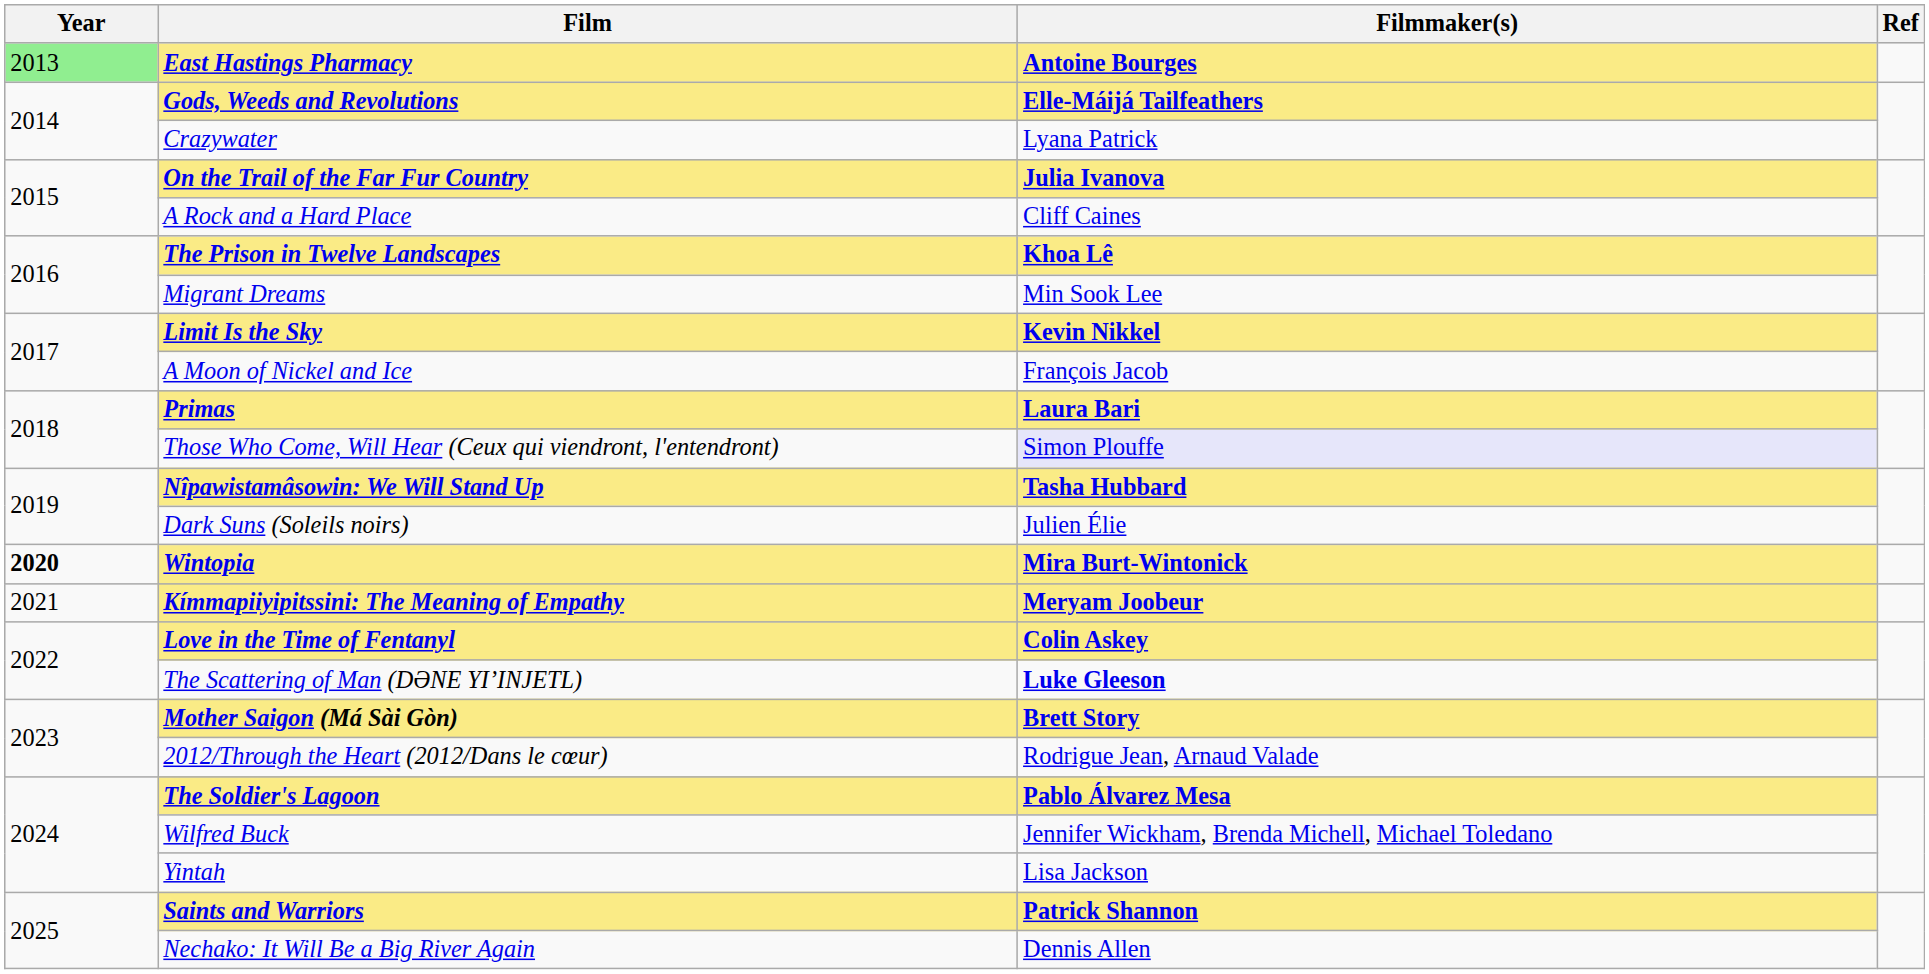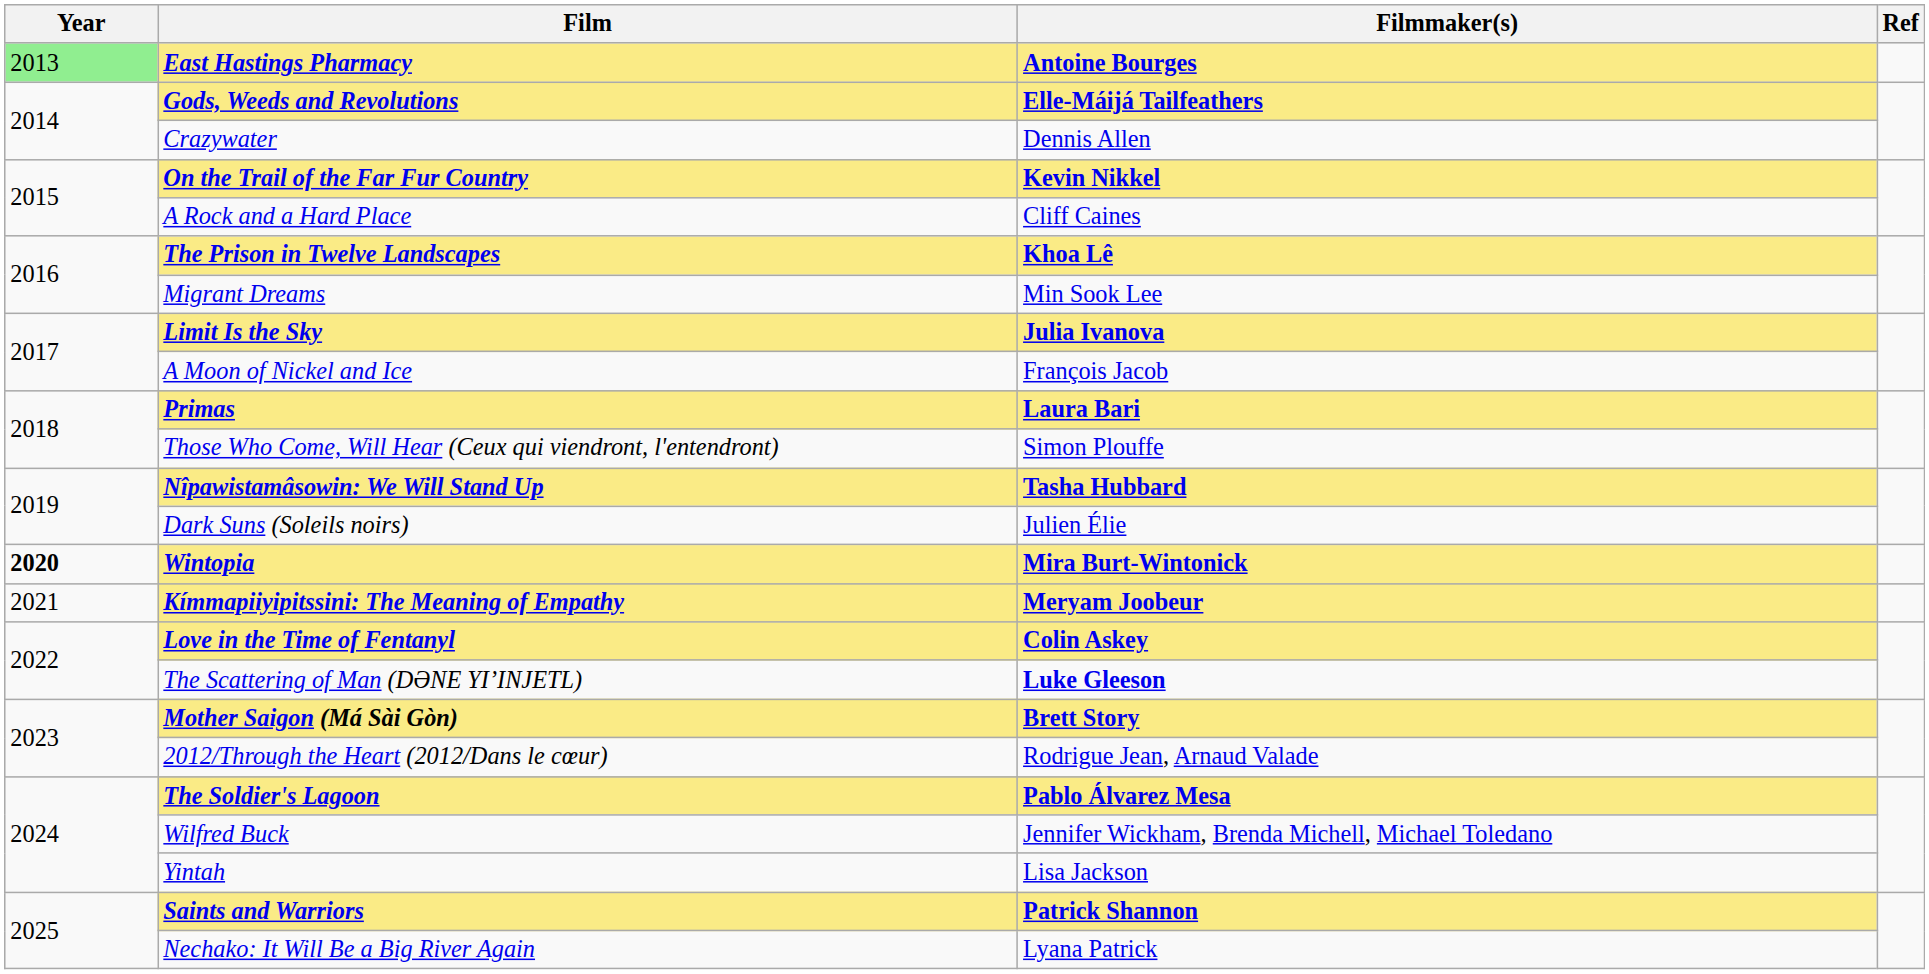(1090, 139) Lyana Patrick -> (1087, 139) Dennis Allen
(1094, 178) Julia Ivanova -> (1092, 178) Kevin Nikkel
(1092, 332) Kevin Nikkel -> (1094, 332) Julia Ivanova
(1093, 448) lavender background -> (1093, 448) no background
(1087, 949) Dennis Allen -> (1090, 949) Lyana Patrick
